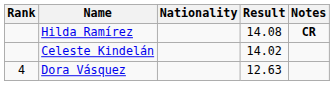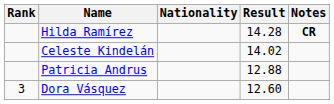(264, 33) 14.08 -> (264, 33) 14.28
+ row: (94, 71)
(21, 71) 4 -> (21, 90) 3
(264, 71) 12.63 -> (264, 90) 12.60
